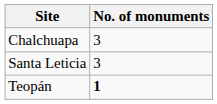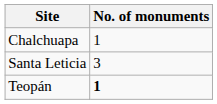(97, 39) 3 -> (97, 39) 1
